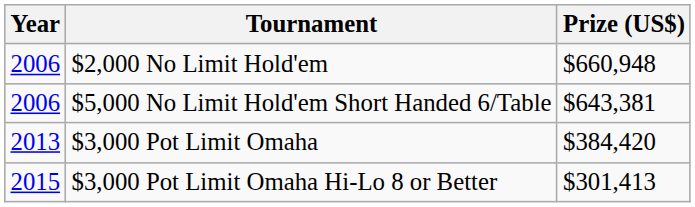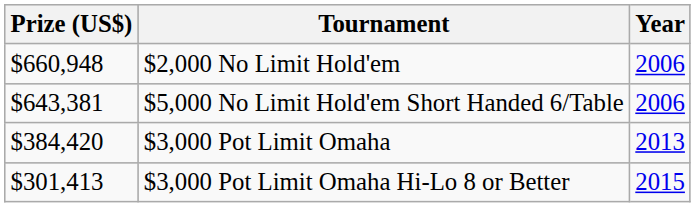columns swapped: (35, 24) <-> (624, 24)
